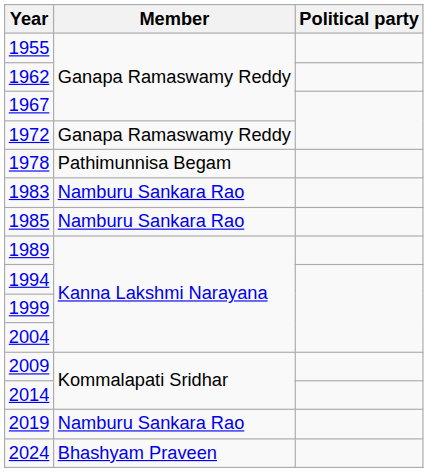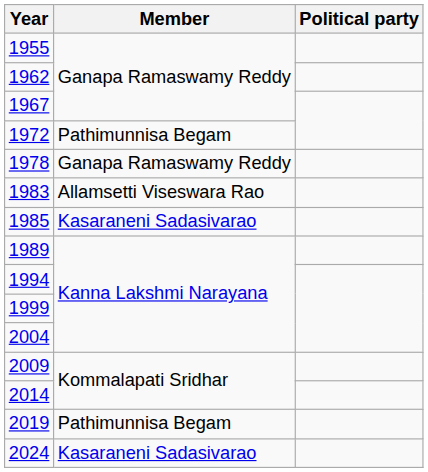(174, 134) Ganapa Ramaswamy Reddy -> (144, 134) Pathimunnisa Begam
(144, 163) Pathimunnisa Begam -> (174, 163) Ganapa Ramaswamy Reddy
(151, 192) Namburu Sankara Rao -> (161, 192) Allamsetti Viseswara Rao
(151, 221) Namburu Sankara Rao -> (157, 221) Kasaraneni Sadasivarao
(151, 423) Namburu Sankara Rao -> (144, 423) Pathimunnisa Begam
(137, 452) Bhashyam Praveen -> (157, 452) Kasaraneni Sadasivarao
